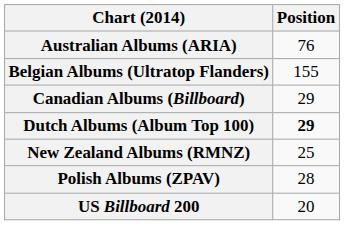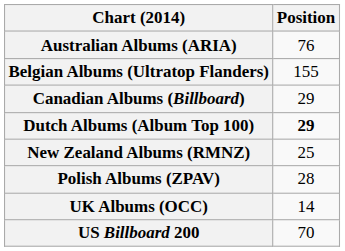+ row: (139, 206)
(306, 206) 20 -> (306, 233) 70
